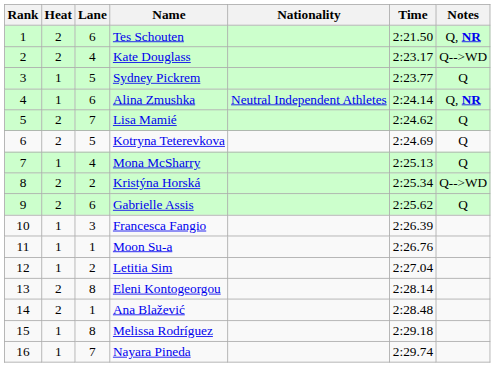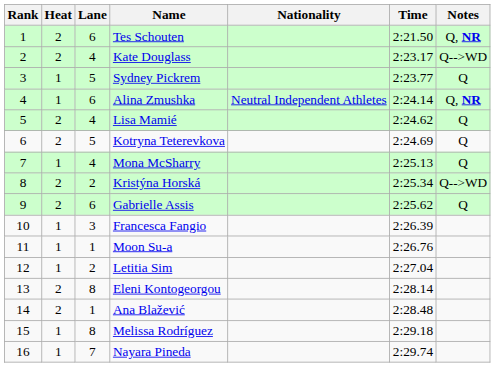(92, 120) 7 -> (92, 120) 4
